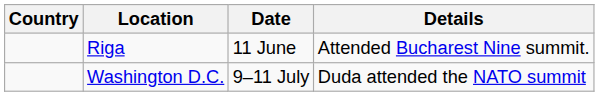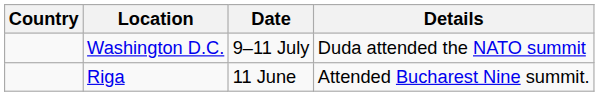rows swapped: (106, 47) <-> (156, 76)
